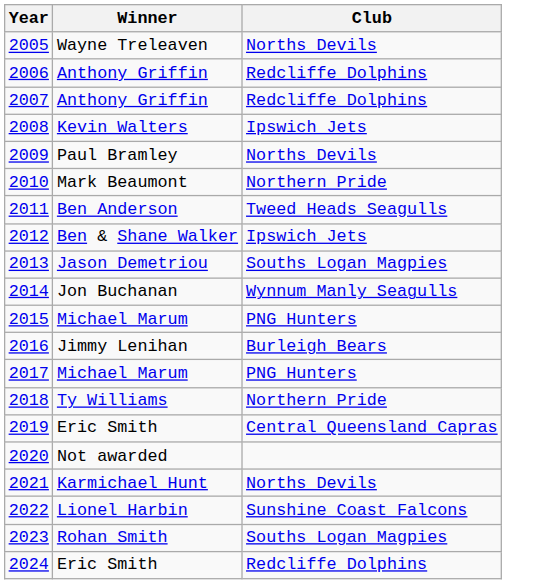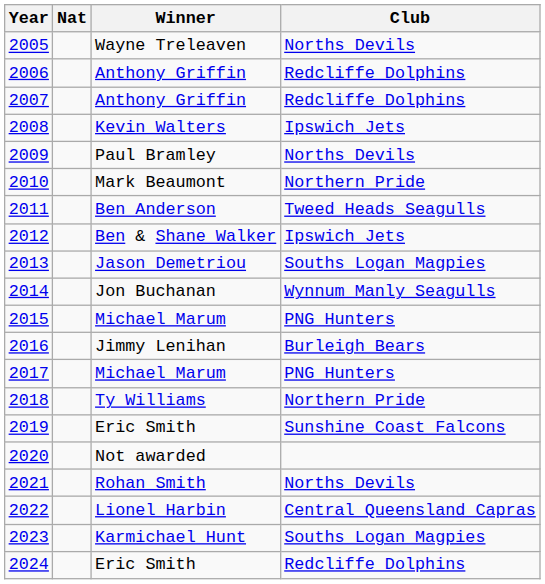+ column: (72, 18)
(372, 428) Central Queensland Capras -> (395, 428) Sunshine Coast Falcons
(132, 483) Karmichael Hunt -> (150, 483) Rohan Smith
(357, 510) Sunshine Coast Falcons -> (410, 510) Central Queensland Capras
(112, 538) Rohan Smith -> (171, 538) Karmichael Hunt
